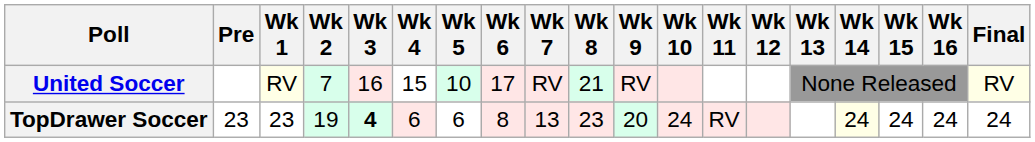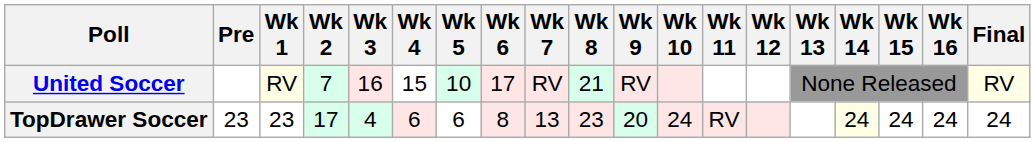(326, 119) 19 -> (326, 119) 17
(370, 119) bold -> (370, 119) normal
